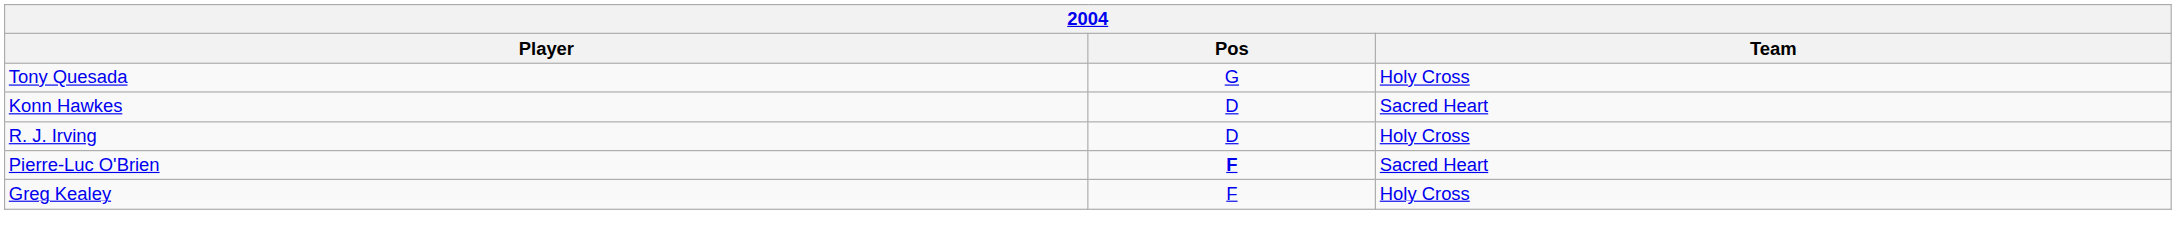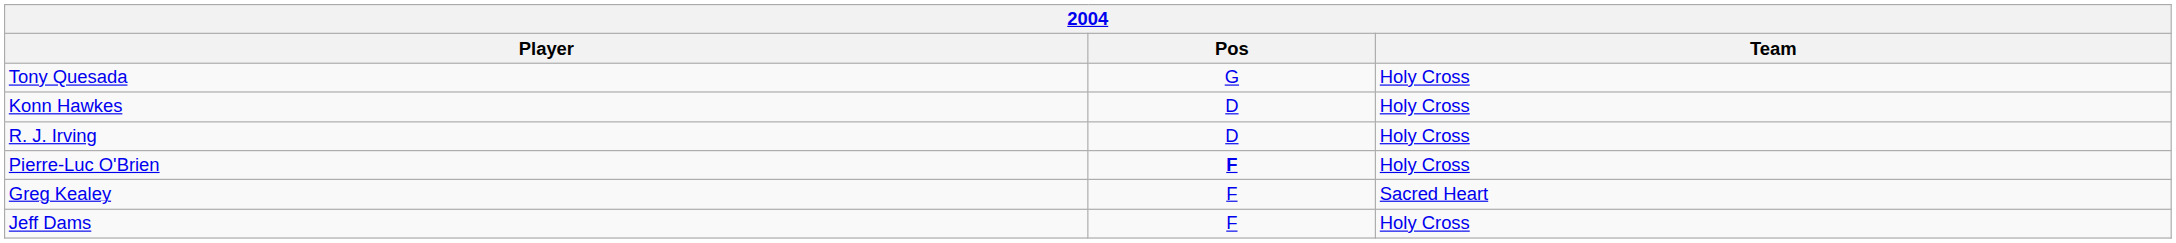(1434, 106) Sacred Heart -> (1425, 106) Holy Cross
(1434, 164) Sacred Heart -> (1425, 164) Holy Cross
(1425, 194) Holy Cross -> (1434, 194) Sacred Heart
+ row: (50, 223)
